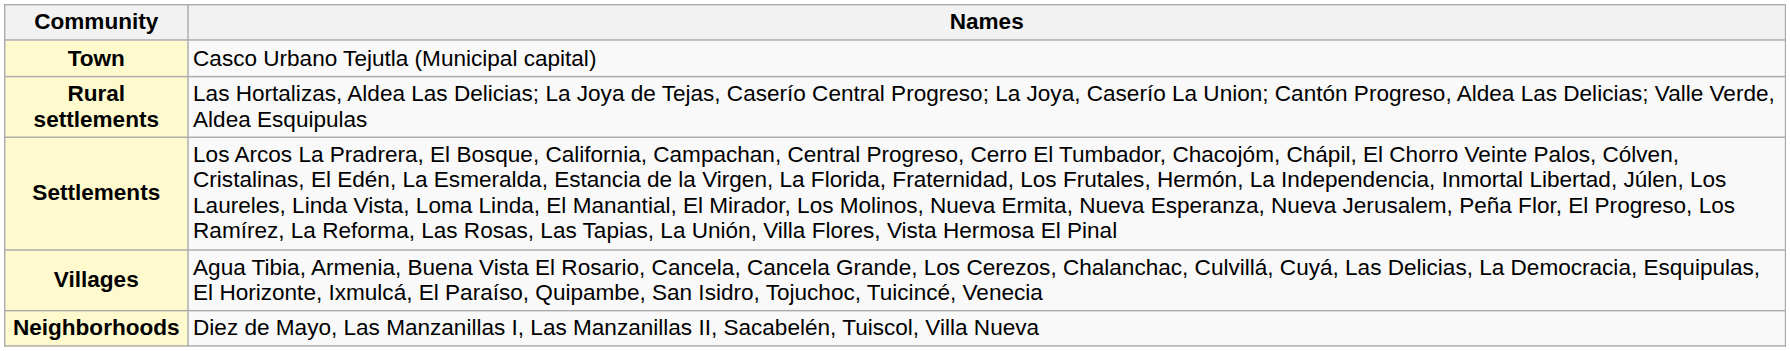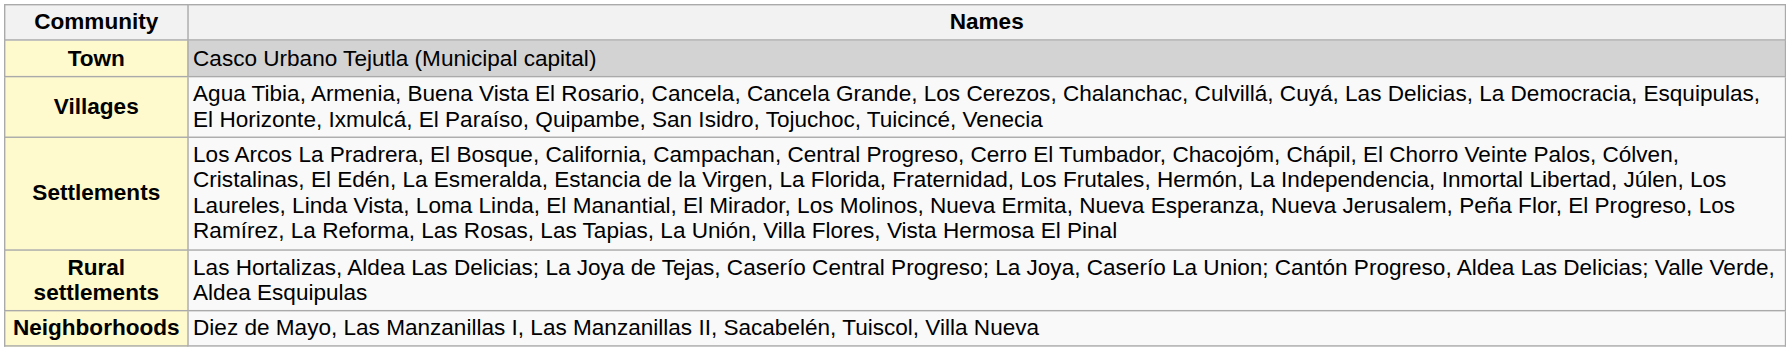(395, 58) no background -> (395, 58) lightgrey background
rows swapped: (96, 279) <-> (96, 106)
